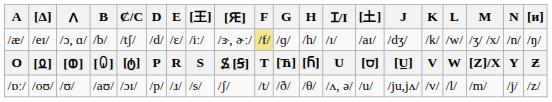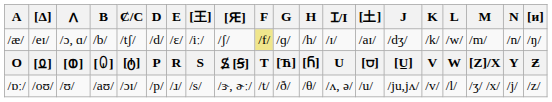(235, 39) /ɝ, ɚː/ -> (224, 39) /ʃ/
(485, 39) /ʒ/ /x/ -> (478, 39) /m/
(224, 85) /ʃ/ -> (235, 85) /ɝ, ɚː/
(478, 85) /m/ -> (485, 85) /ʒ/ /x/
